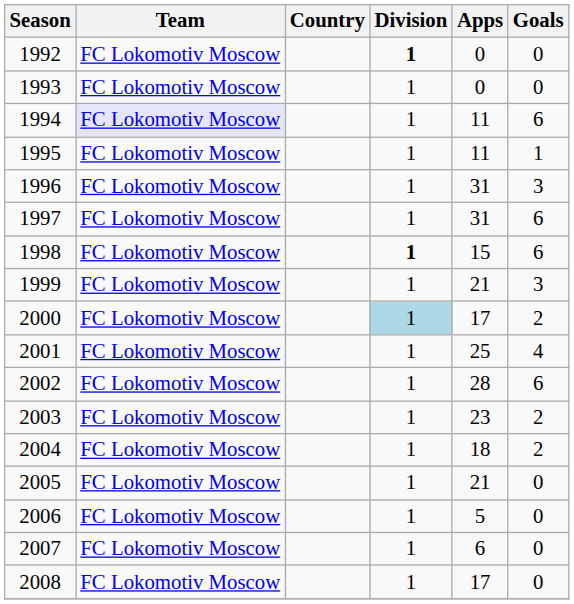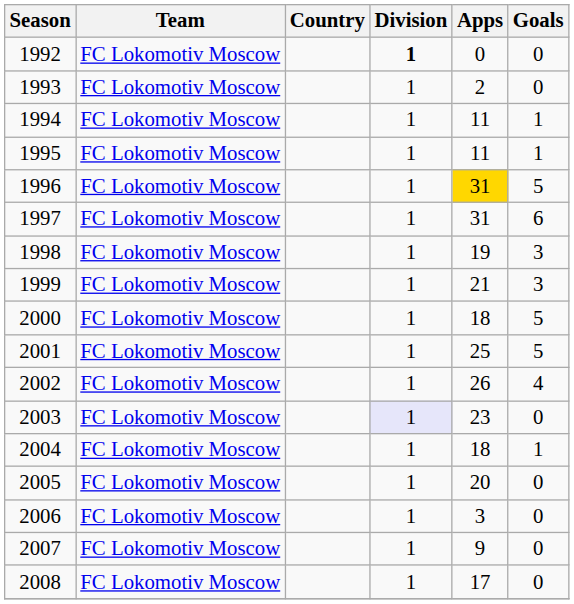(480, 86) 0 -> (480, 86) 2
(180, 119) lavender background -> (180, 119) no background
(538, 119) 6 -> (538, 119) 1
(480, 185) no background -> (480, 185) gold background
(538, 185) 3 -> (538, 185) 5
(411, 251) bold -> (411, 251) normal
(480, 251) 15 -> (480, 251) 19
(538, 251) 6 -> (538, 251) 3
(411, 317) lightblue background -> (411, 317) no background
(480, 317) 17 -> (480, 317) 18
(538, 317) 2 -> (538, 317) 5
(538, 350) 4 -> (538, 350) 5
(480, 383) 28 -> (480, 383) 26
(538, 383) 6 -> (538, 383) 4
(411, 416) no background -> (411, 416) lavender background
(538, 416) 2 -> (538, 416) 0
(538, 449) 2 -> (538, 449) 1
(480, 482) 21 -> (480, 482) 20
(480, 515) 5 -> (480, 515) 3
(480, 548) 6 -> (480, 548) 9
